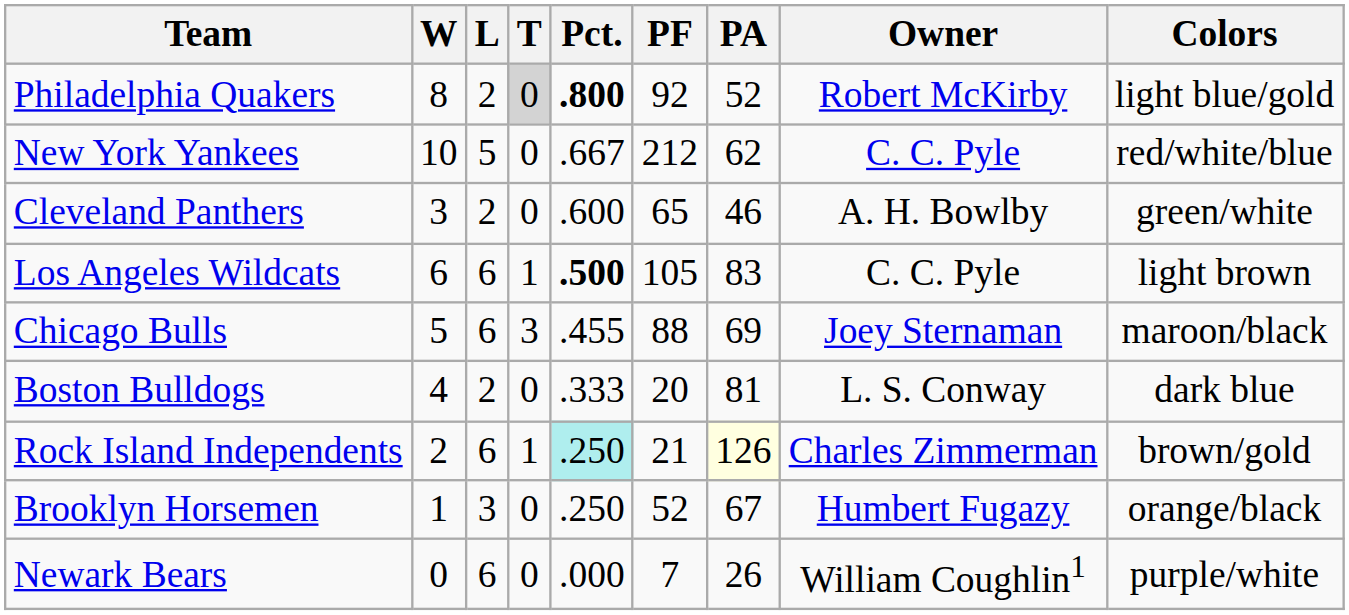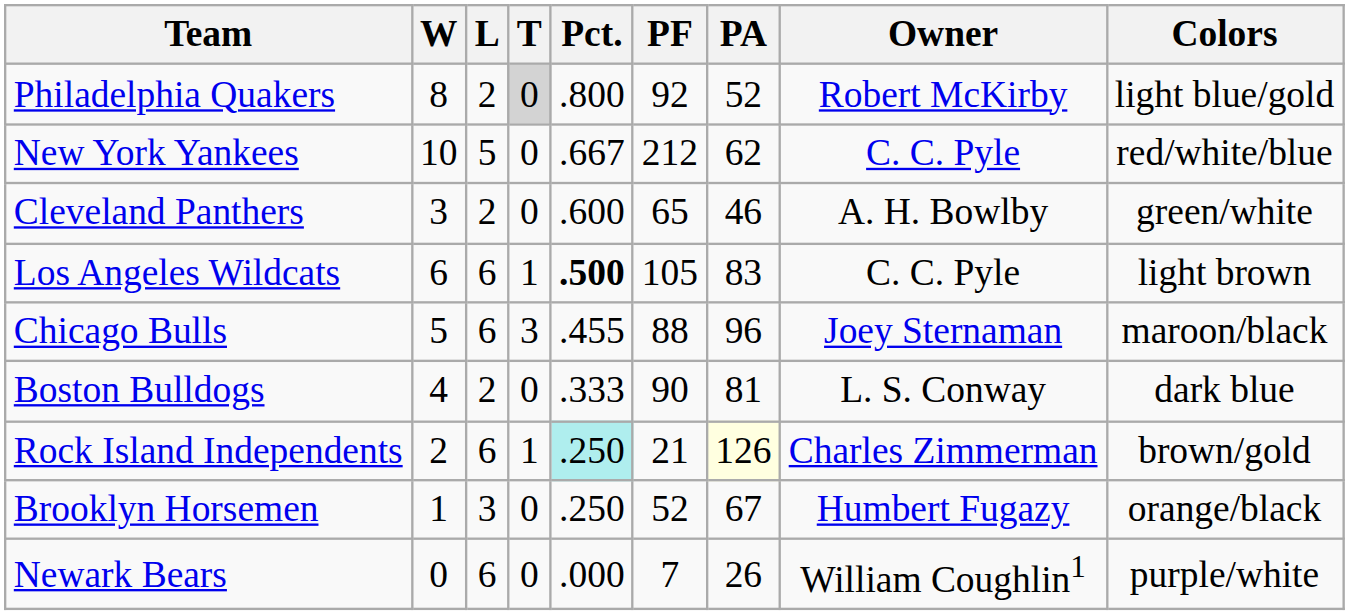(592, 93) bold -> (592, 93) normal
(743, 331) 69 -> (743, 331) 96
(670, 390) 20 -> (670, 390) 90
